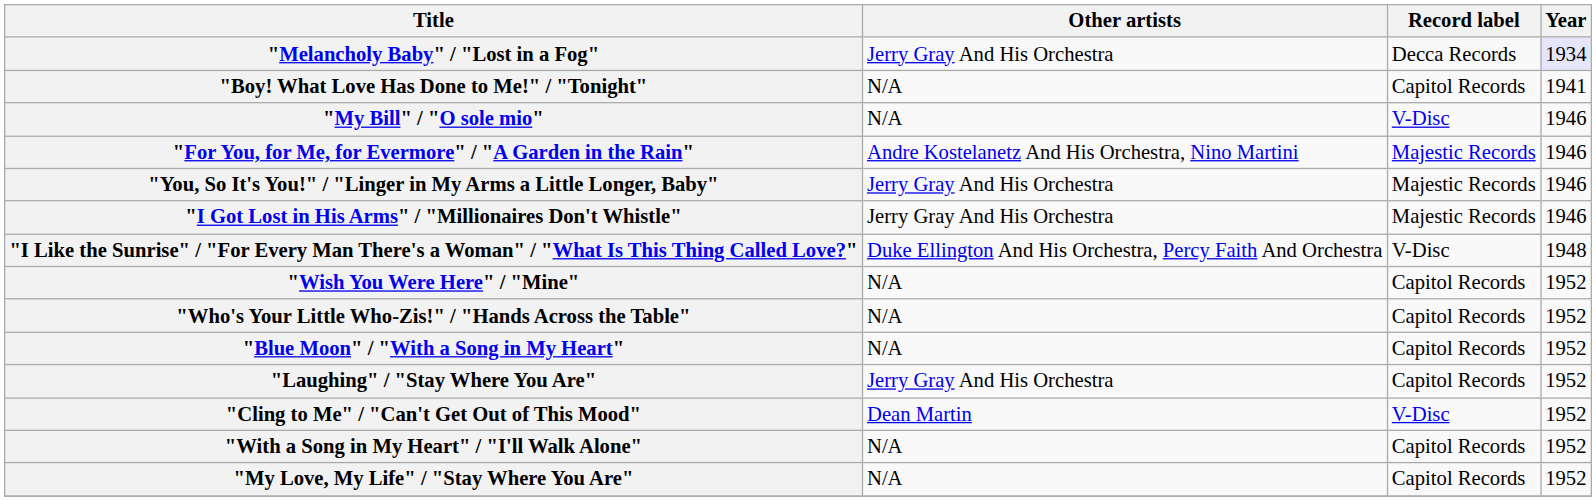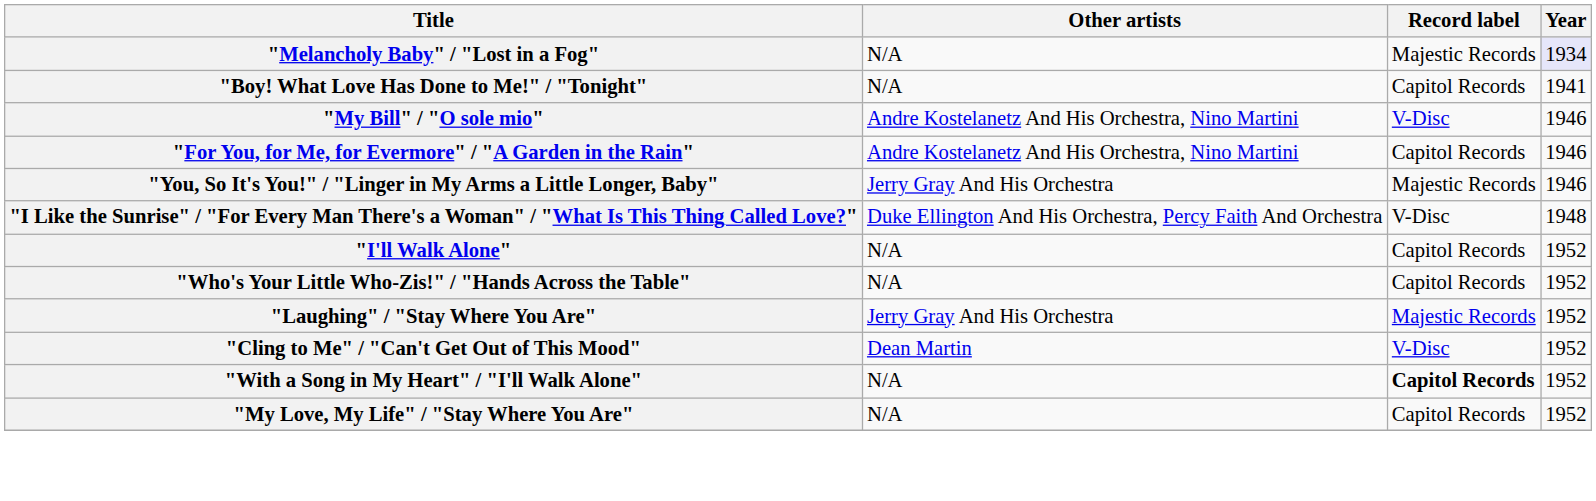(990, 53) Jerry Gray And His Orchestra -> (885, 53) N/A
(1454, 53) Decca Records -> (1464, 53) Majestic Records
(885, 119) N/A -> (1083, 119) Andre Kostelanetz And His Orchestra, Nino Martini
(1464, 151) Majestic Records -> (1459, 151) Capitol Records
- row: (433, 217)
+ row: (433, 250)
- row: (433, 282)
- row: (433, 348)
(1459, 380) Capitol Records -> (1464, 315) Majestic Records
(1459, 446) normal -> (1463, 380) bold
